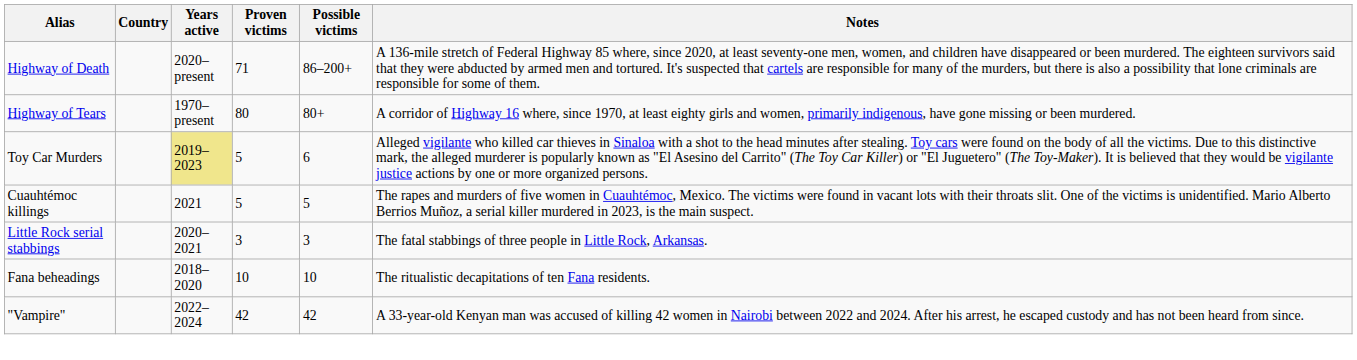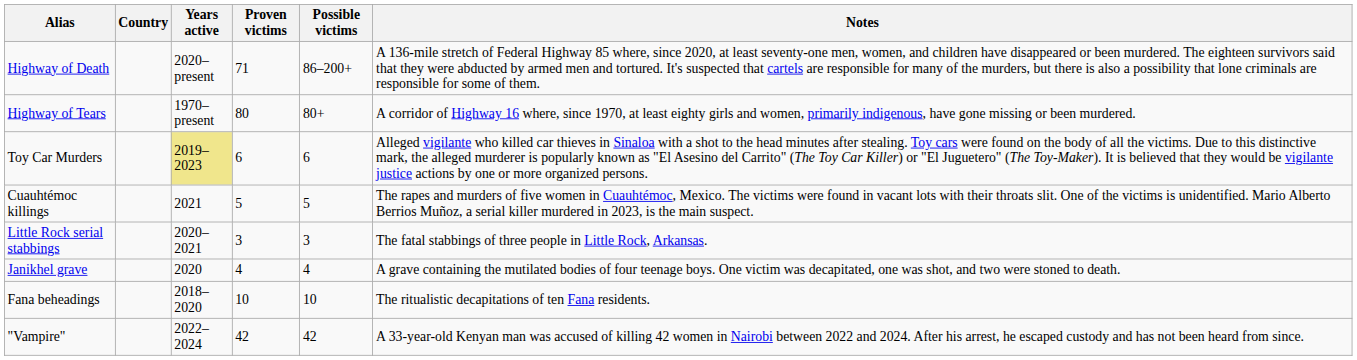(239, 158) 5 -> (239, 158) 6
+ row: (48, 270)
